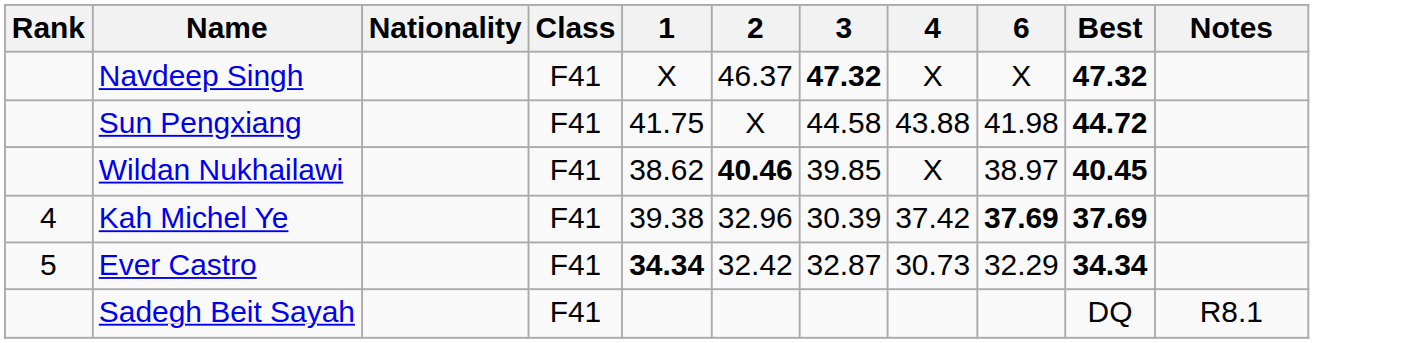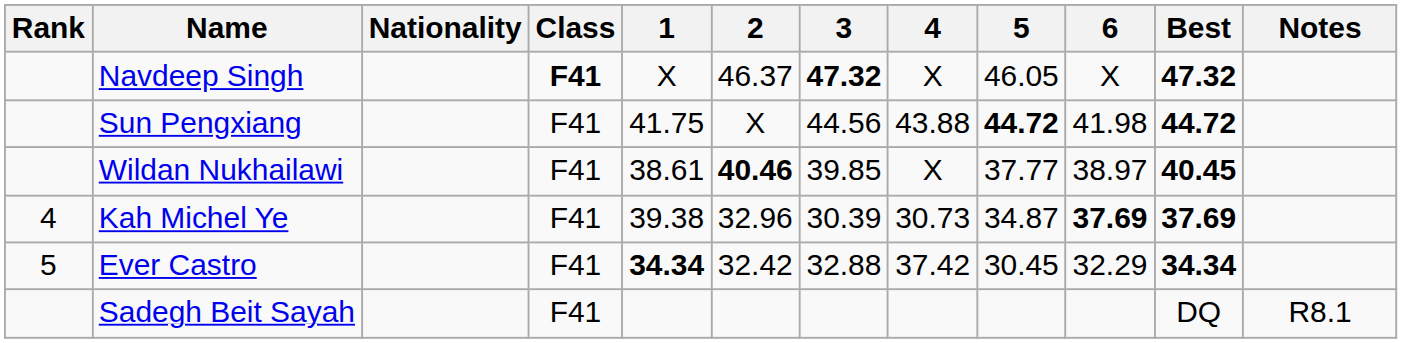+ column: (1021, 28)
(575, 75) normal -> (575, 75) bold
(844, 123) 44.58 -> (844, 123) 44.56
(667, 170) 38.62 -> (667, 170) 38.61
(933, 218) 37.42 -> (933, 218) 30.73
(844, 265) 32.87 -> (844, 265) 32.88
(933, 265) 30.73 -> (933, 265) 37.42
